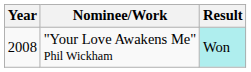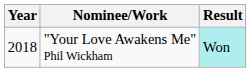(22, 47) 2008 -> (22, 47) 2018
